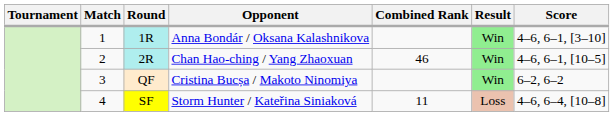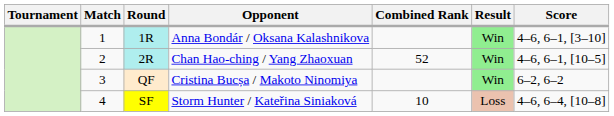(422, 58) 46 -> (422, 58) 52
(422, 100) 11 -> (422, 100) 10
